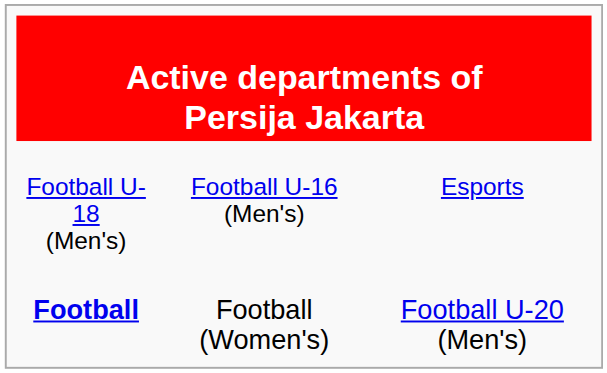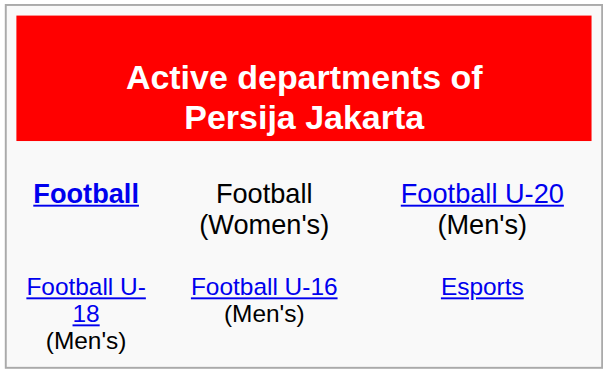rows swapped: (86, 309) <-> (86, 214)
